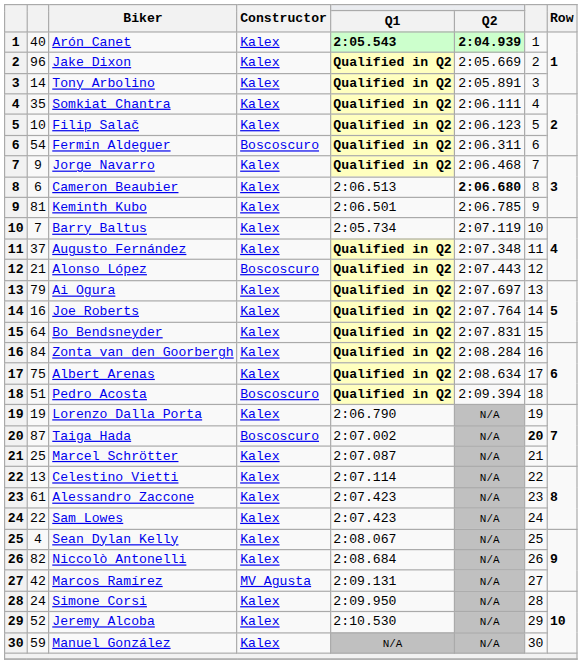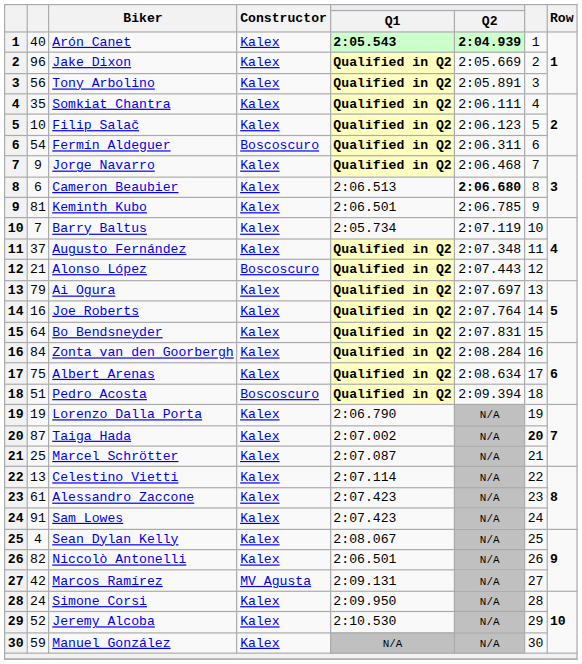(38, 84) 14 -> (38, 84) 56
(280, 436) Boscoscuro -> (260, 436) Kalex
(38, 519) 22 -> (38, 519) 91
(365, 560) 2:08.684 -> (365, 560) 2:06.501
